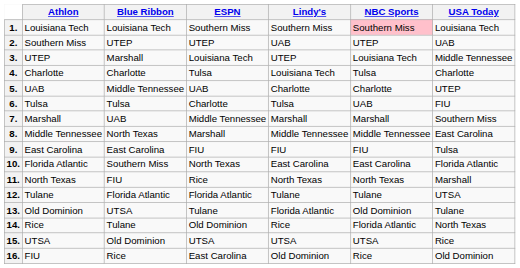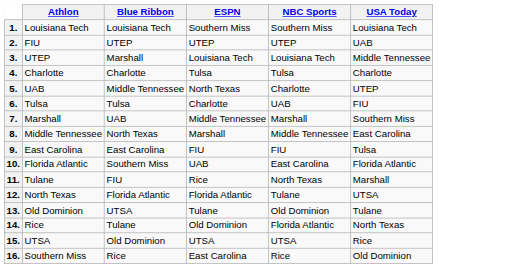- column: (310, 12)
(384, 28) pink background -> (302, 28) no background
(55, 43) Southern Miss -> (32, 43) FIU
(199, 89) UAB -> (214, 89) North Texas
(214, 165) North Texas -> (199, 165) UAB
(50, 180) North Texas -> (39, 180) Tulane
(39, 195) Tulane -> (50, 195) North Texas
(32, 256) FIU -> (55, 256) Southern Miss
